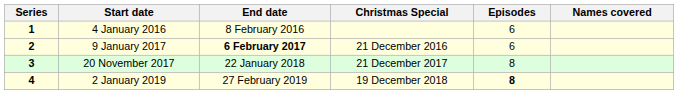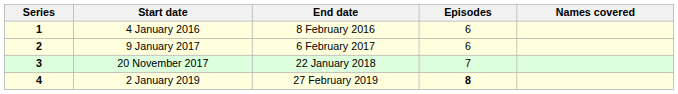- column: (402, 13)
(265, 47) bold -> (336, 47) normal
(512, 64) 8 -> (468, 64) 7
